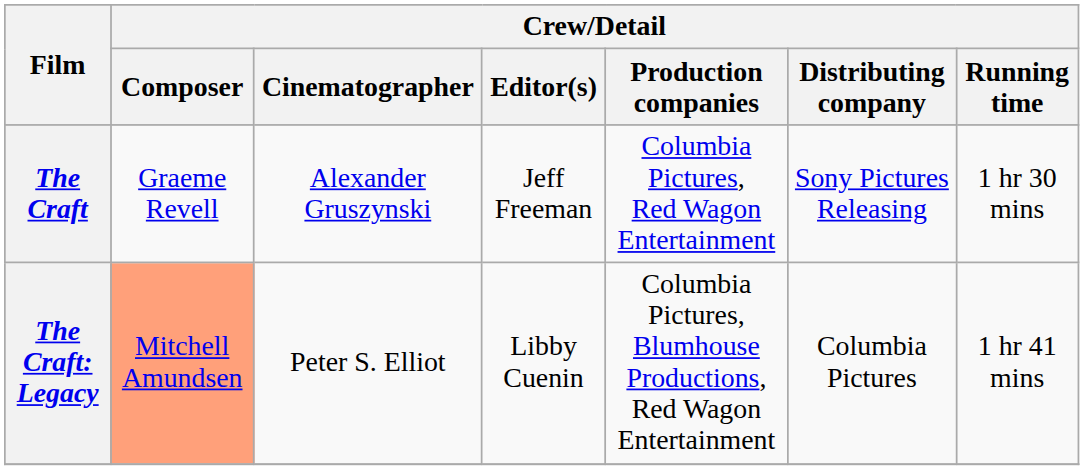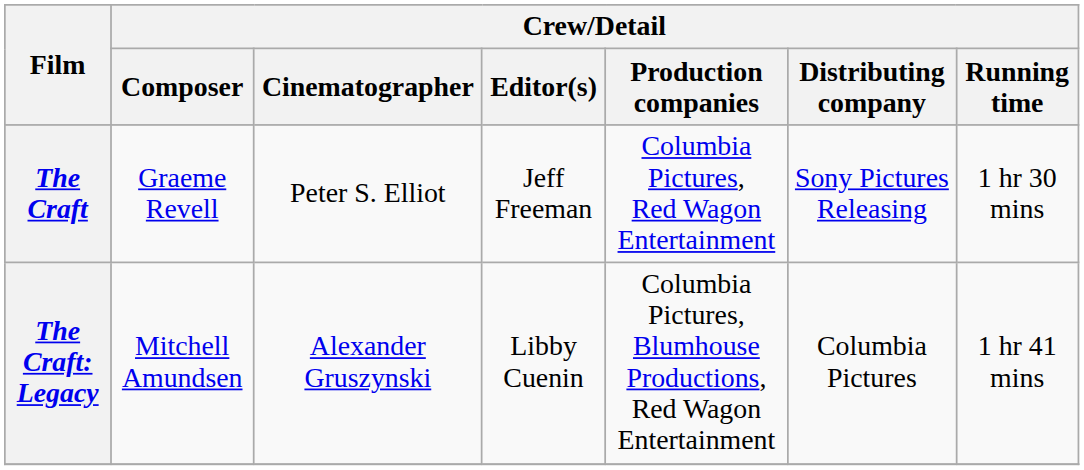(368, 193) Alexander Gruszynski -> (368, 193) Peter S. Elliot
(182, 362) lightsalmon background -> (182, 362) no background
(368, 362) Peter S. Elliot -> (368, 362) Alexander Gruszynski
